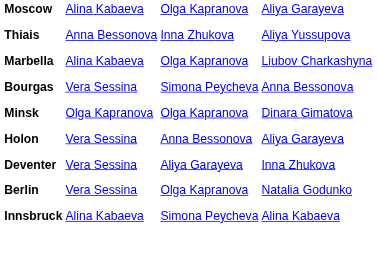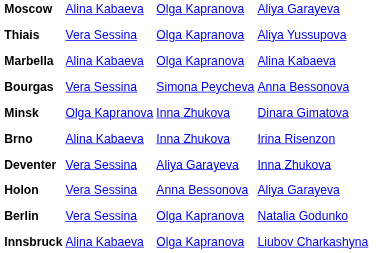(111, 35) Anna Bessonova -> (101, 35) Vera Sessina
(197, 35) Inna Zhukova -> (200, 35) Olga Kapranova
(317, 61) Liubov Charkashyna -> (297, 61) Alina Kabaeva
(204, 113) Olga Kapranova -> (193, 113) Inna Zhukova
+ row: (18, 138)
rows swapped: (22, 138) <-> (30, 164)
(209, 216) Simona Peycheva -> (200, 242) Olga Kapranova
(301, 216) Alina Kabaeva -> (313, 242) Liubov Charkashyna
